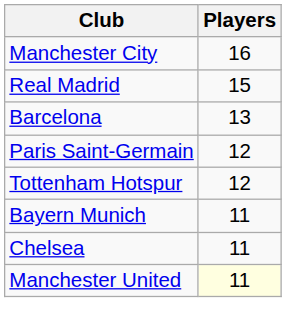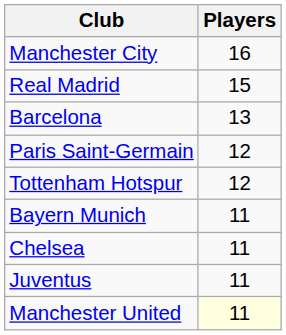+ row: (50, 280)
